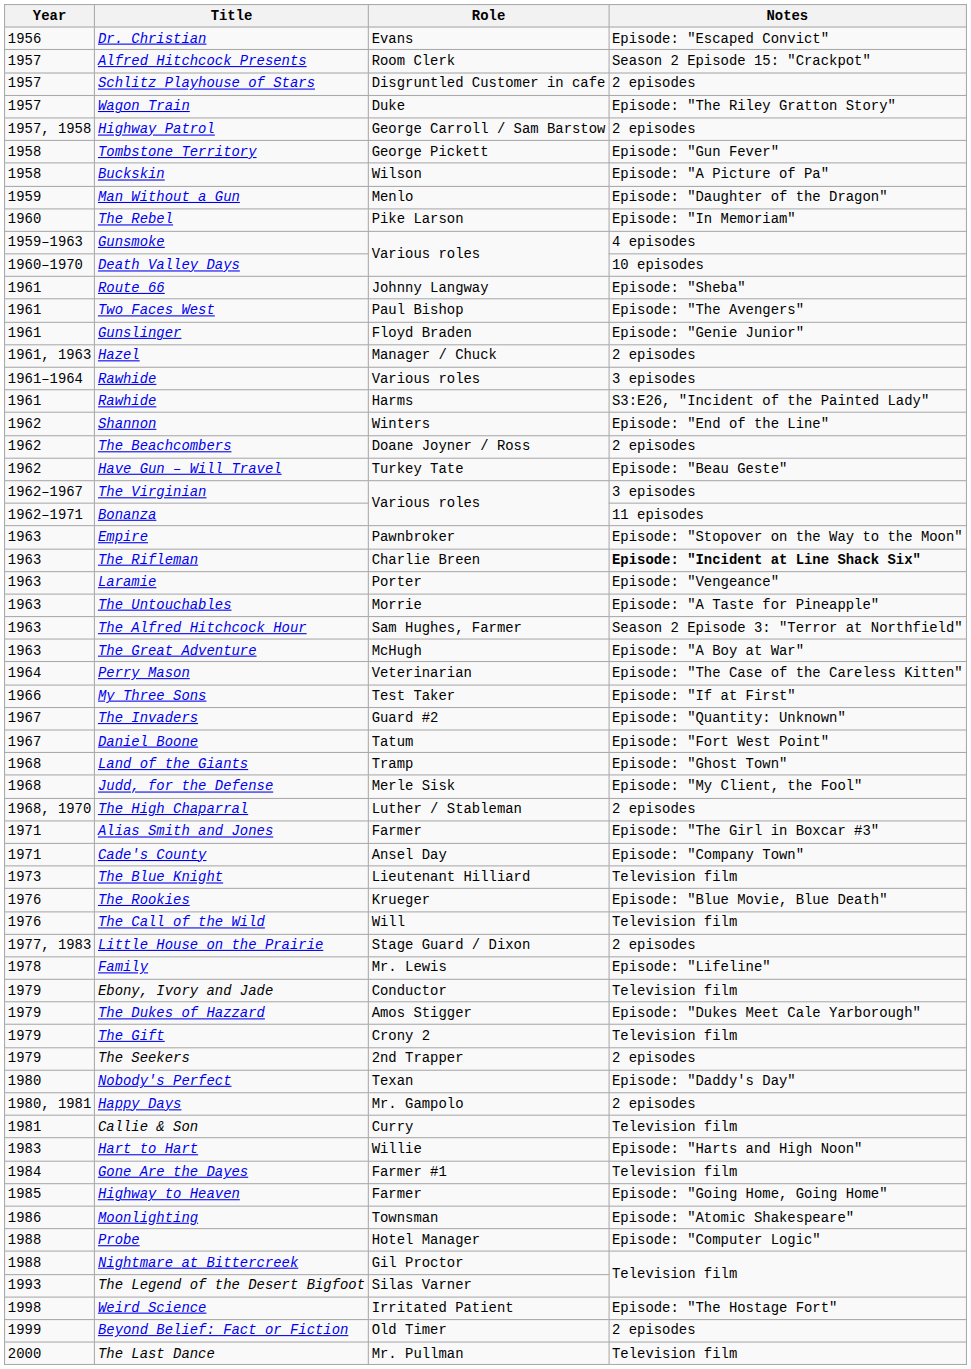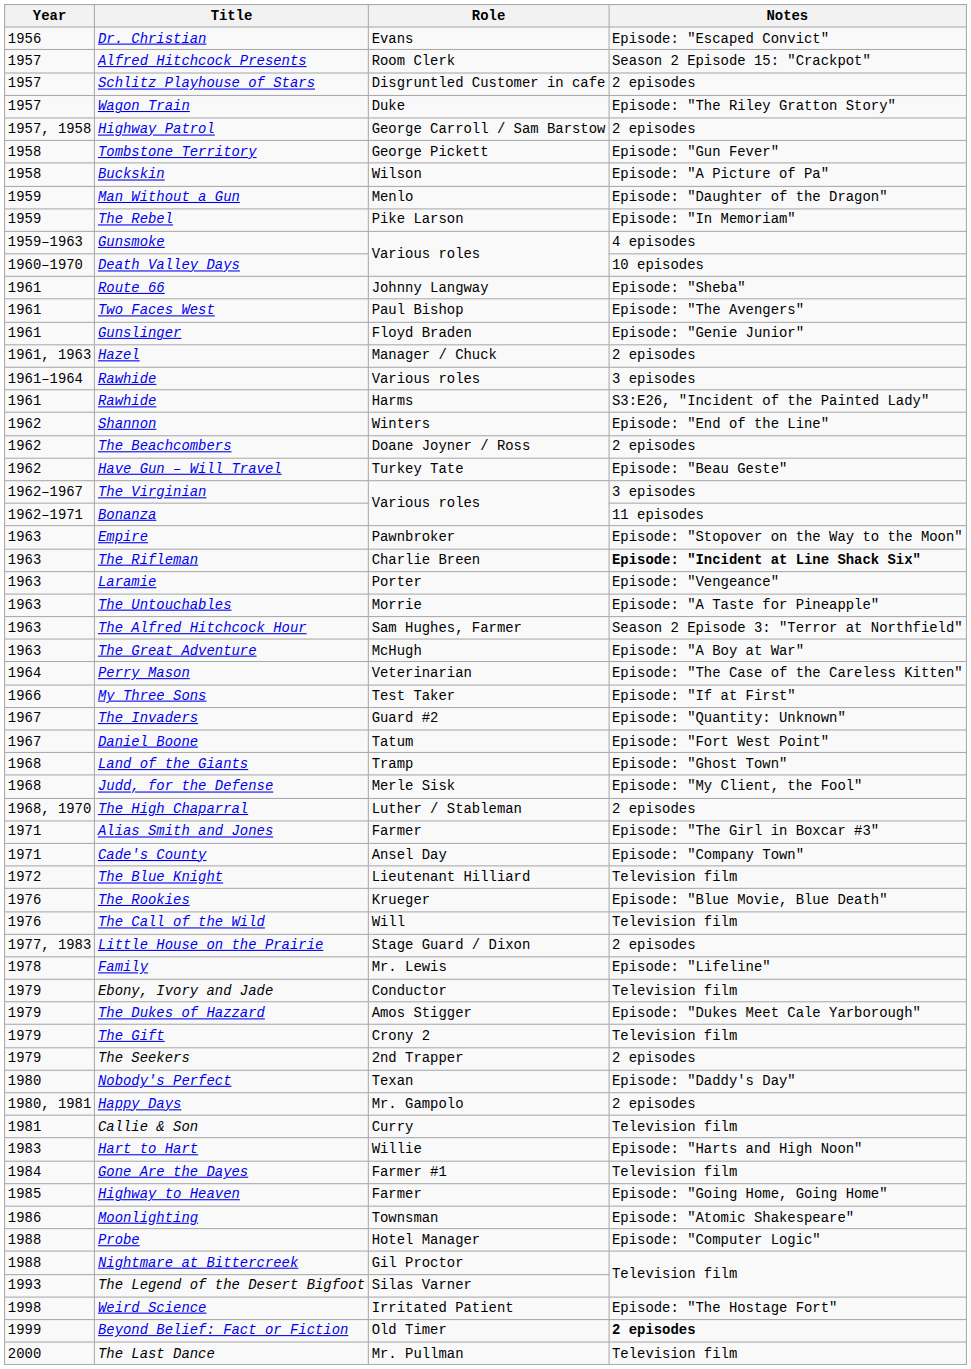(25, 220) 1960 -> (25, 220) 1959
(25, 877) 1973 -> (25, 877) 1972
(654, 1331) normal -> (654, 1331) bold
